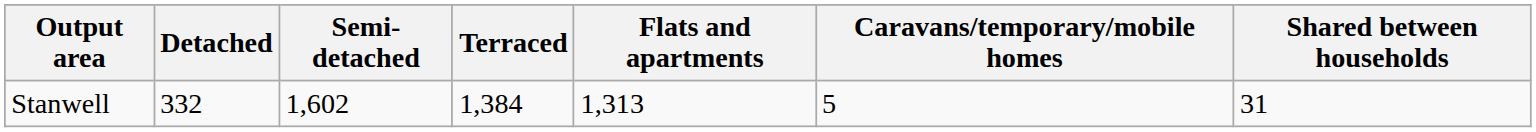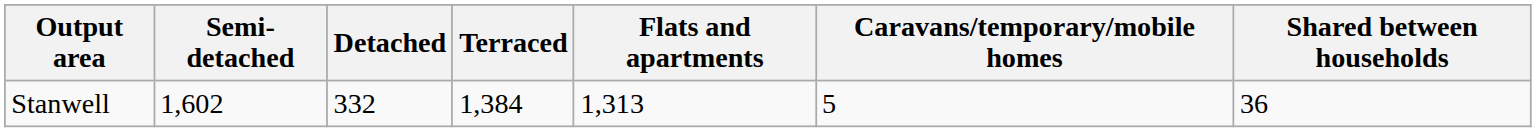columns swapped: (216, 42) <-> (366, 42)
(1254, 103) 31 -> (1254, 103) 36
